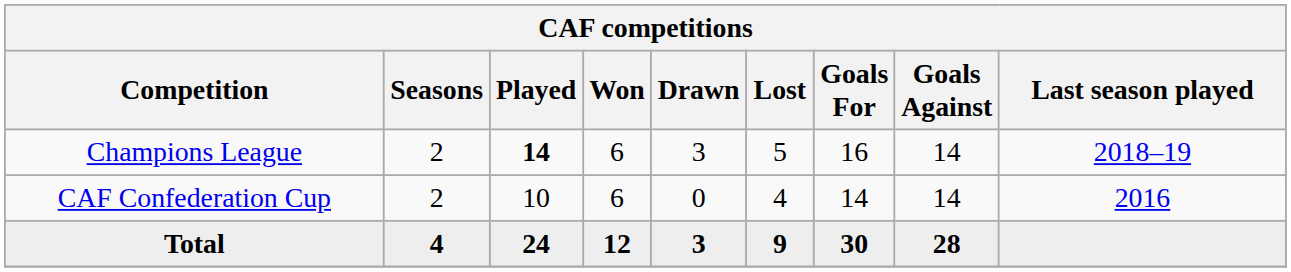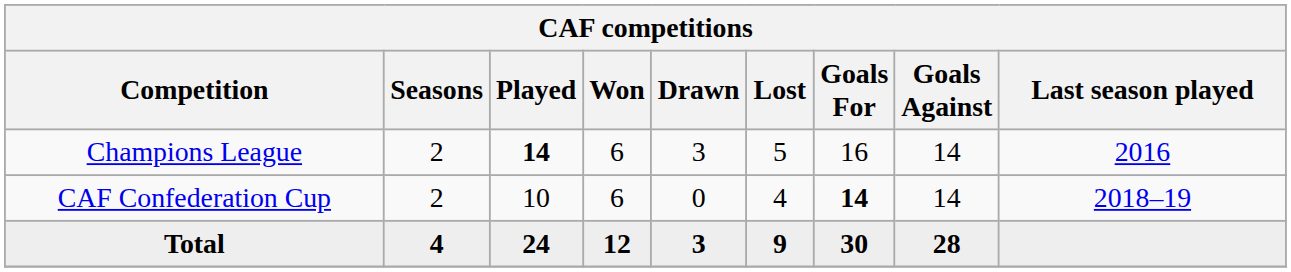(1142, 152) 2018–19 -> (1142, 152) 2016
(854, 198) normal -> (854, 198) bold
(1142, 198) 2016 -> (1142, 198) 2018–19
